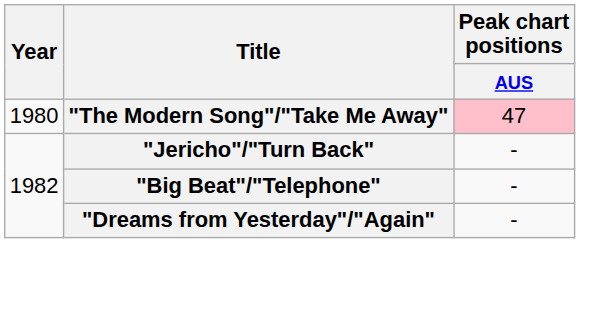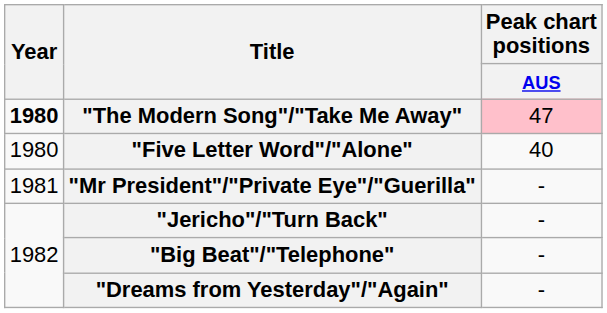(34, 116) normal -> (34, 116) bold
+ row: (272, 150)
+ row: (272, 185)
